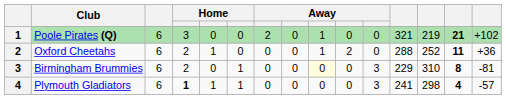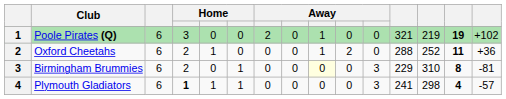(458, 34) 21 -> (458, 34) 19
